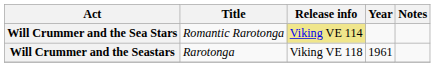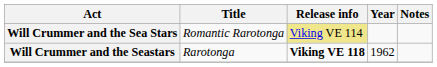(326, 52) normal -> (327, 52) bold
(380, 52) 1961 -> (383, 52) 1962
